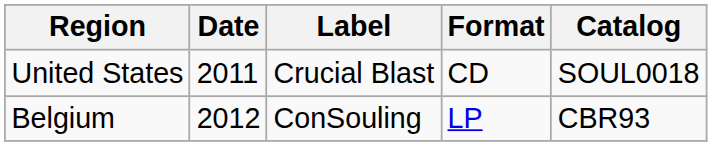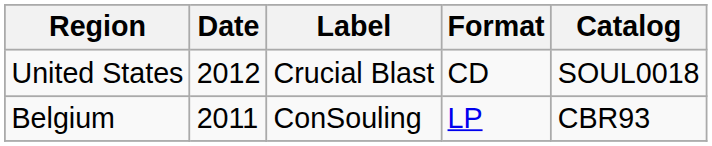(227, 72) 2011 -> (229, 72) 2012
(229, 118) 2012 -> (227, 118) 2011
